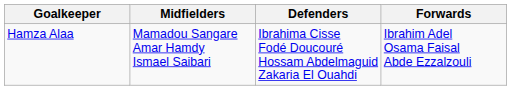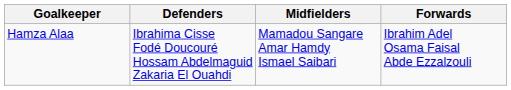columns swapped: (318, 14) <-> (193, 14)
